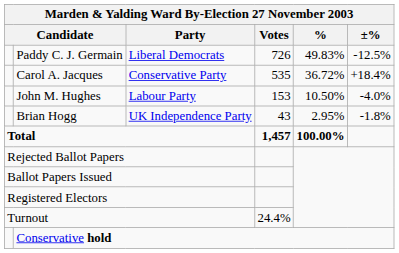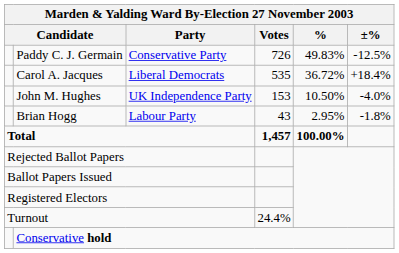(176, 55) Liberal Democrats -> (178, 55) Conservative Party
(178, 75) Conservative Party -> (176, 75) Liberal Democrats
(162, 95) Labour Party -> (190, 95) UK Independence Party
(190, 116) UK Independence Party -> (162, 116) Labour Party
